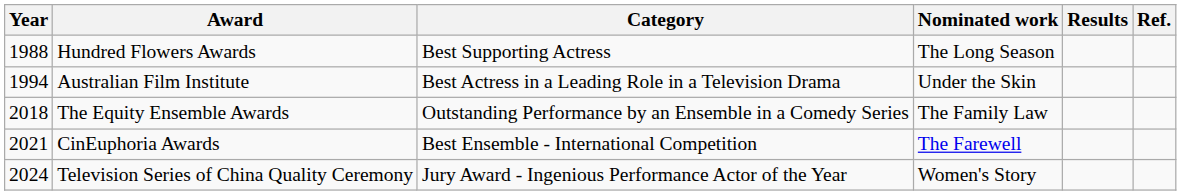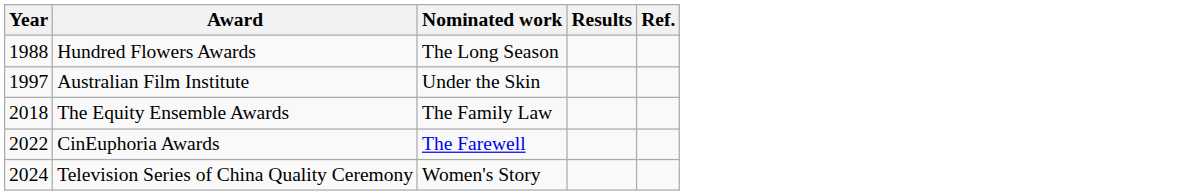- column: (665, 19)
(29, 81) 1994 -> (29, 81) 1997
(29, 143) 2021 -> (29, 143) 2022
